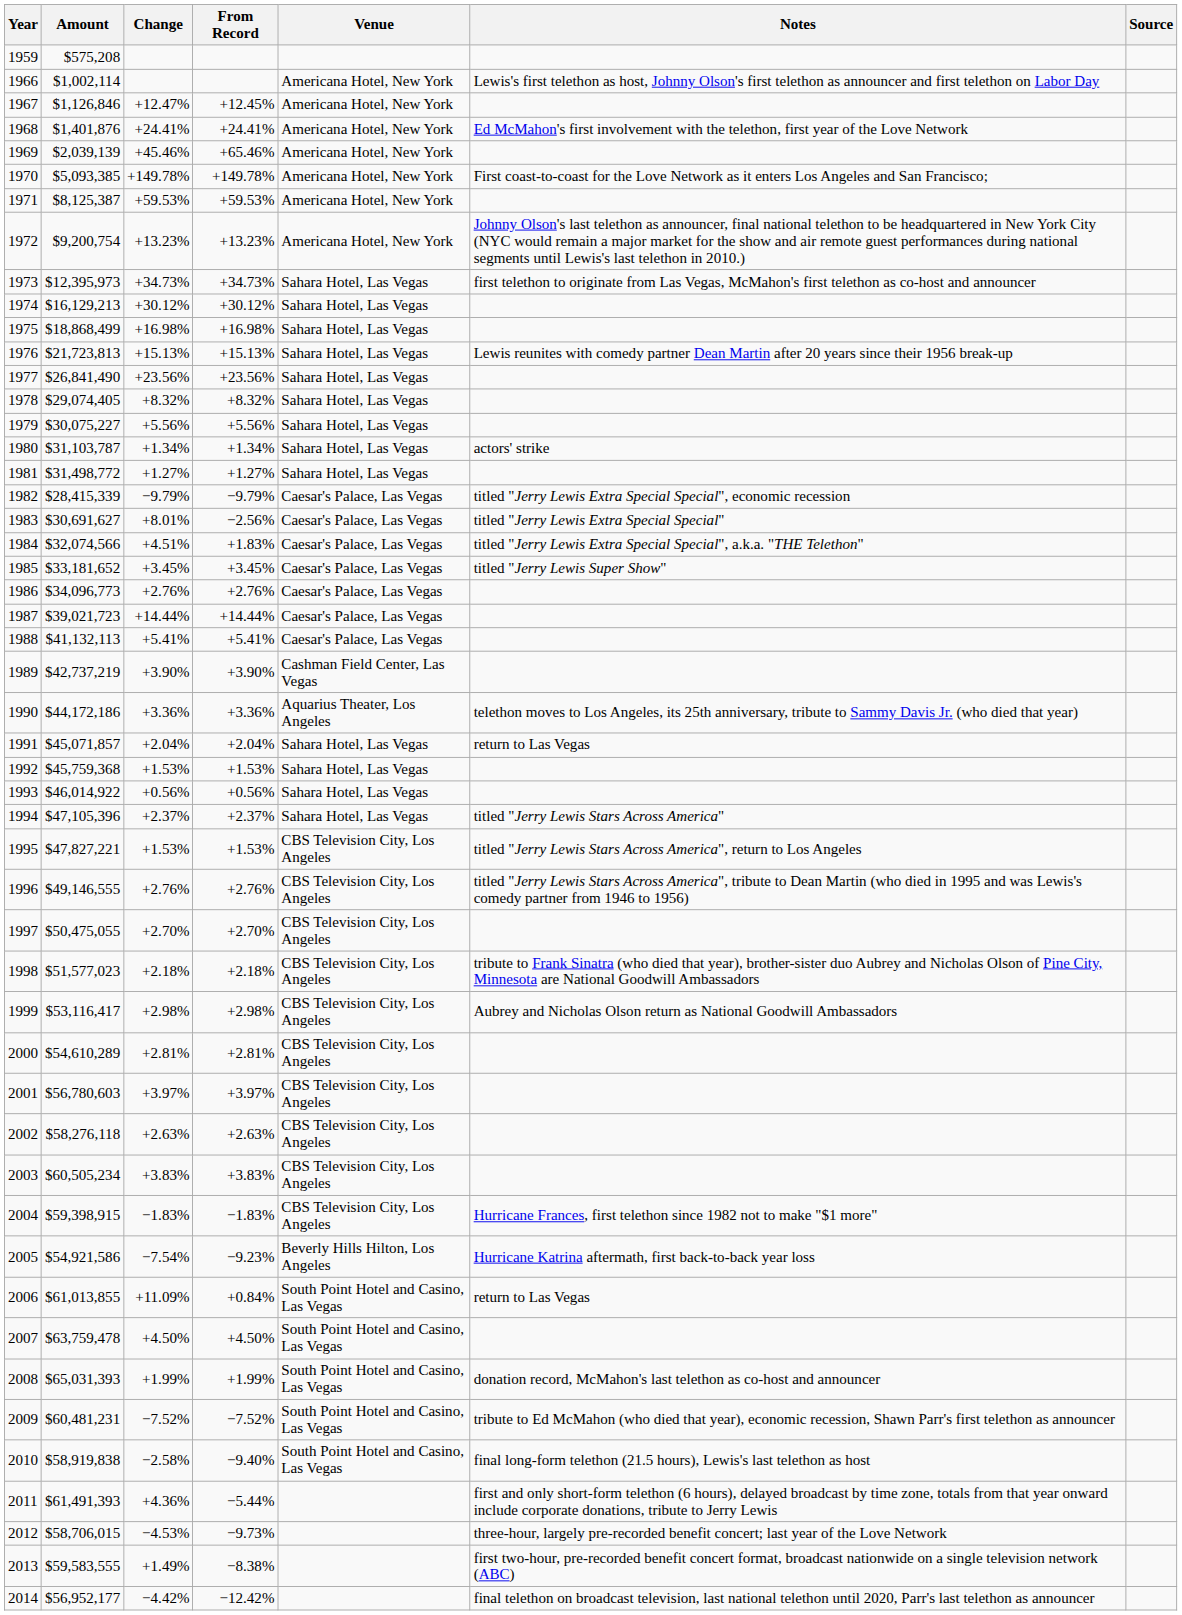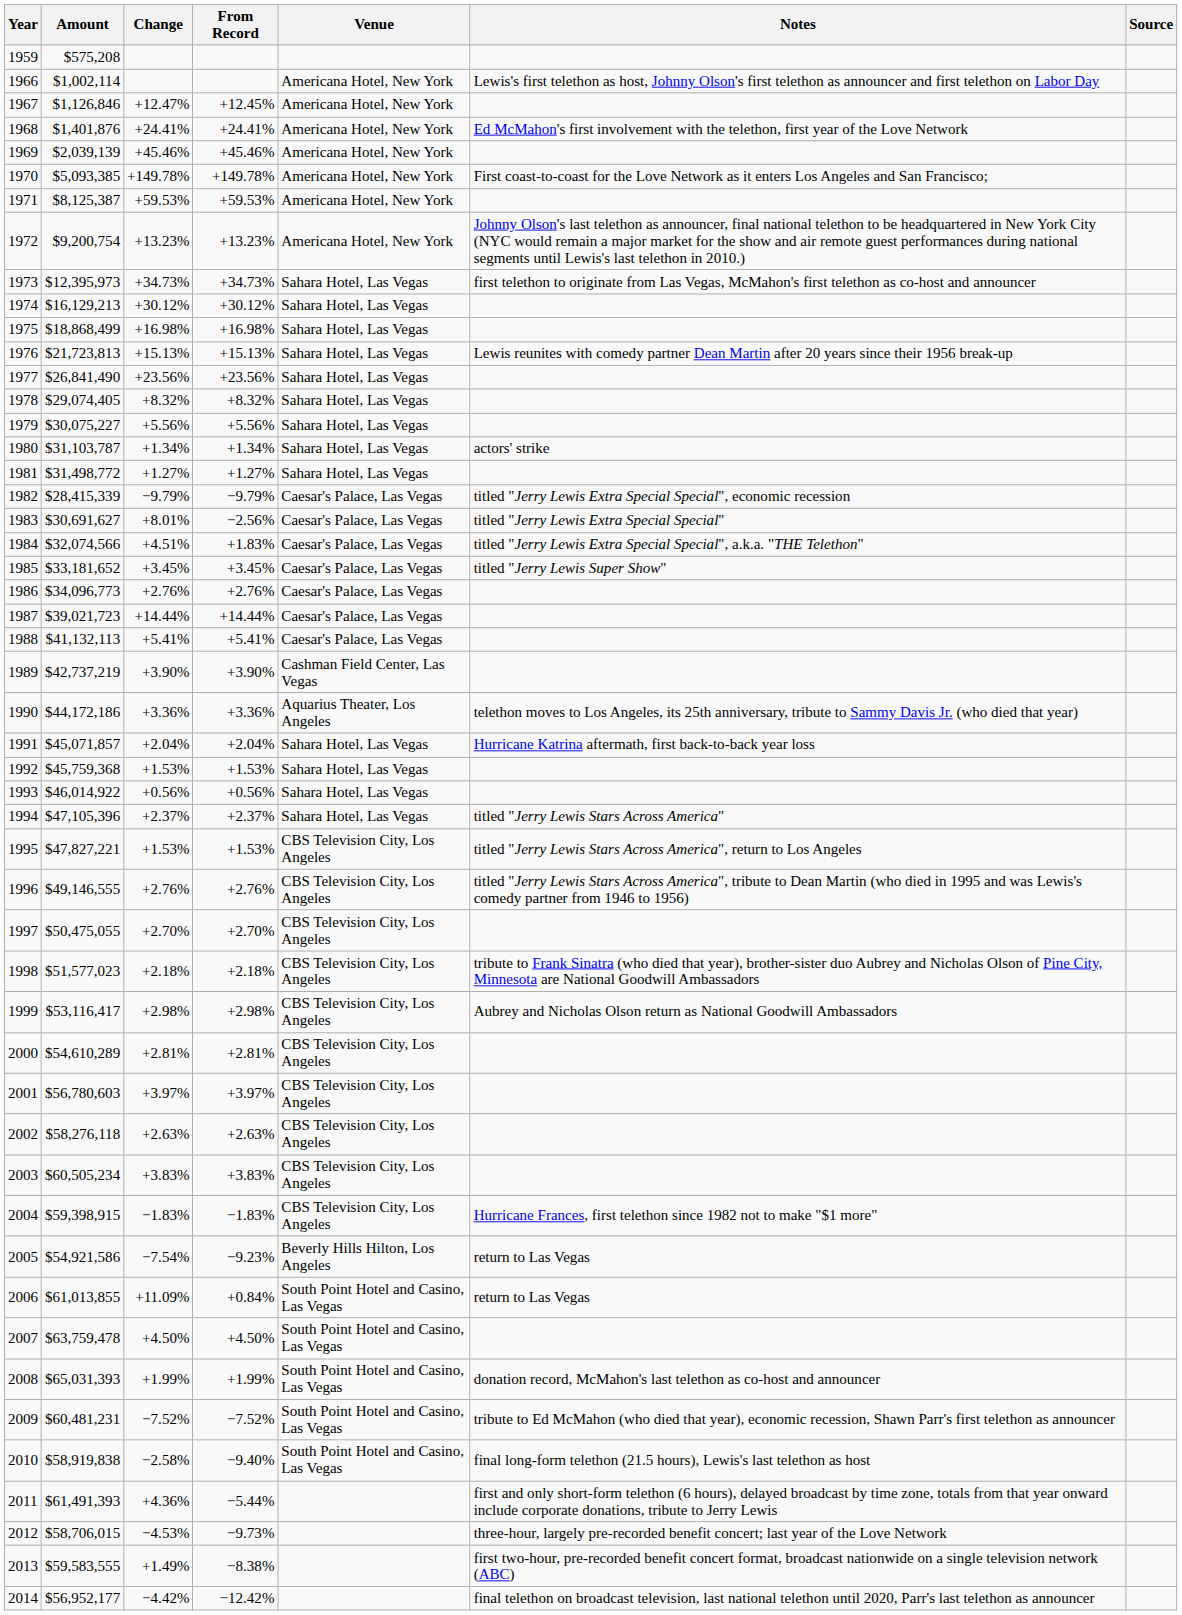(247, 152) +65.46% -> (247, 152) +45.46%
(532, 745) return to Las Vegas -> (644, 745) Hurricane Katrina aftermath, first back-to-back year loss
(644, 1256) Hurricane Katrina aftermath, first back-to-back year loss -> (532, 1256) return to Las Vegas
